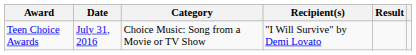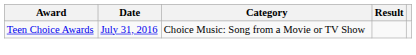- column: (318, 12)
